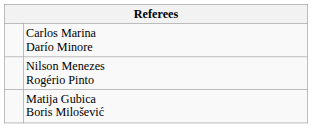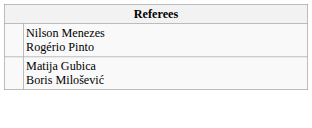- row: (61, 40)
